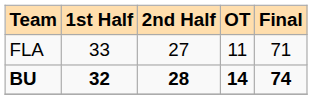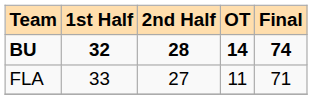rows swapped: (27, 49) <-> (23, 79)
